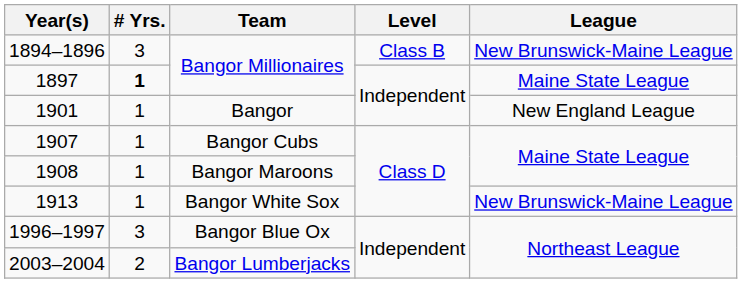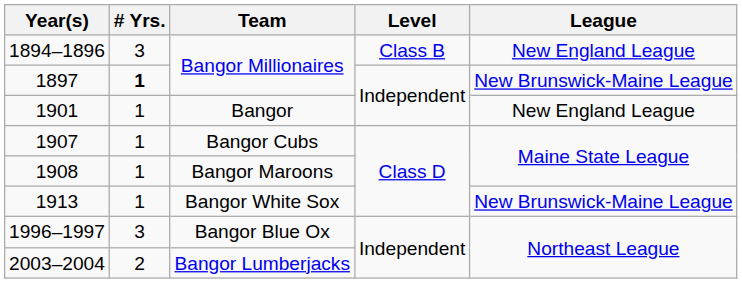(603, 50) New Brunswick-Maine League -> (603, 50) New England League
(603, 81) Maine State League -> (603, 81) New Brunswick-Maine League
